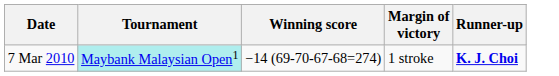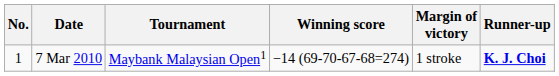+ column: (18, 24)
(160, 58) paleturquoise background -> (187, 58) no background
